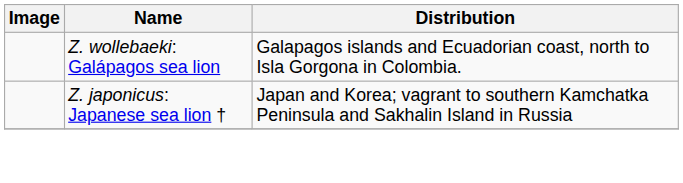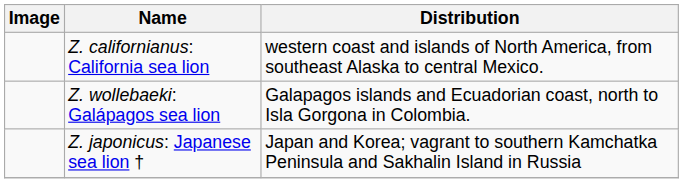+ row: (139, 56)
